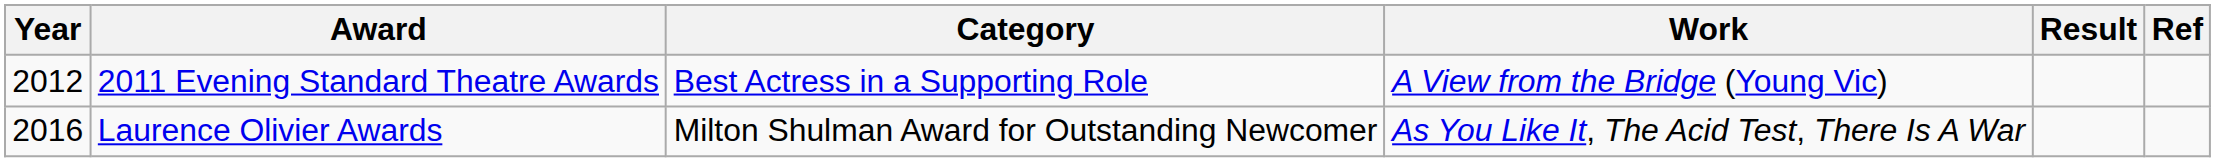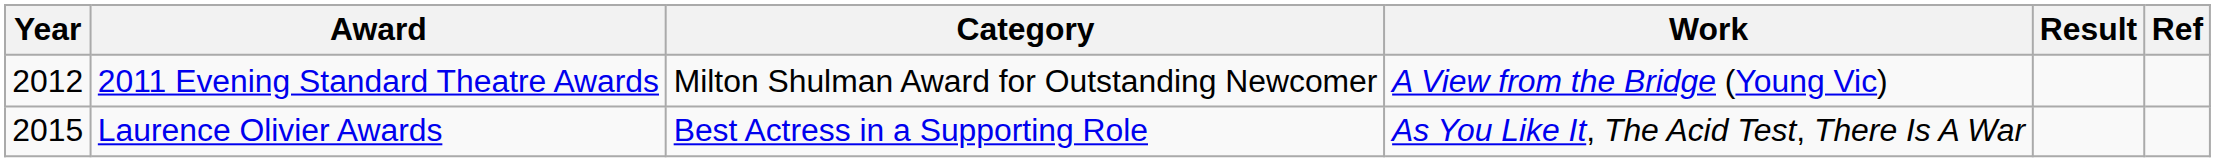(911, 80) Best Actress in a Supporting Role -> (1026, 80) Milton Shulman Award for Outstanding Newcomer
(48, 130) 2016 -> (48, 130) 2015
(1026, 130) Milton Shulman Award for Outstanding Newcomer -> (911, 130) Best Actress in a Supporting Role
